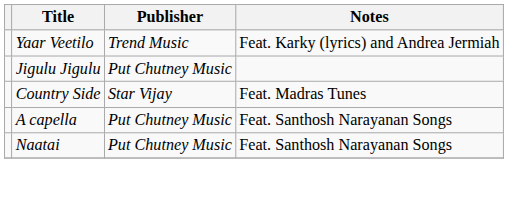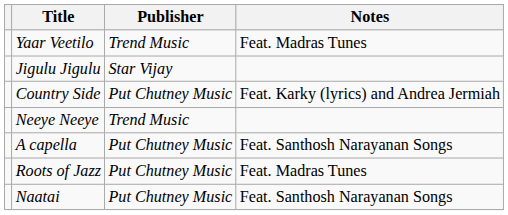(369, 42) Feat. Karky (lyrics) and Andrea Jermiah -> (303, 42) Feat. Madras Tunes
(170, 68) Put Chutney Music -> (140, 68) Star Vijay
(140, 94) Star Vijay -> (170, 94) Put Chutney Music
(303, 94) Feat. Madras Tunes -> (370, 94) Feat. Karky (lyrics) and Andrea Jermiah
+ row: (57, 119)
+ row: (58, 171)
